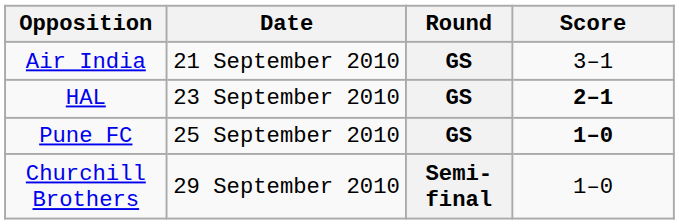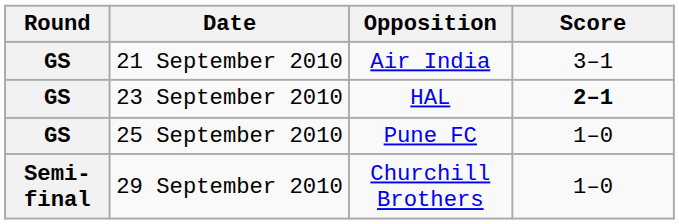columns swapped: (459, 24) <-> (86, 24)
(593, 136) bold -> (593, 136) normal
